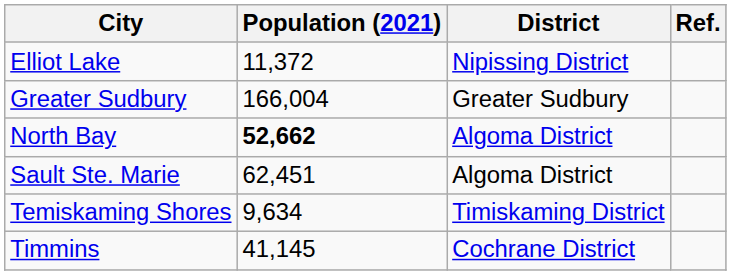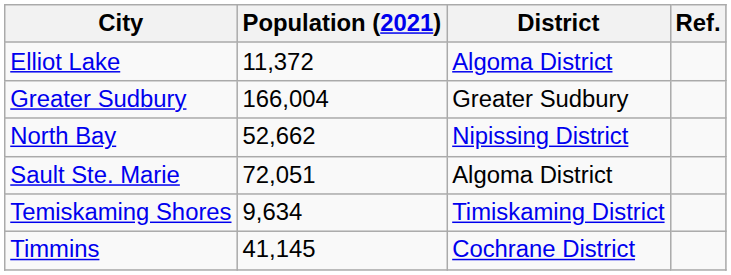(540, 61) Nipissing District -> (532, 61) Algoma District
(279, 136) bold -> (279, 136) normal
(532, 136) Algoma District -> (540, 136) Nipissing District
(279, 174) 62,451 -> (279, 174) 72,051
